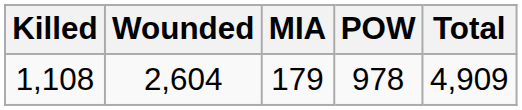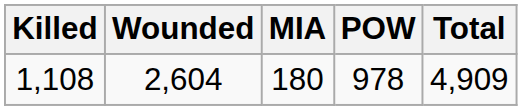(297, 79) 179 -> (297, 79) 180
